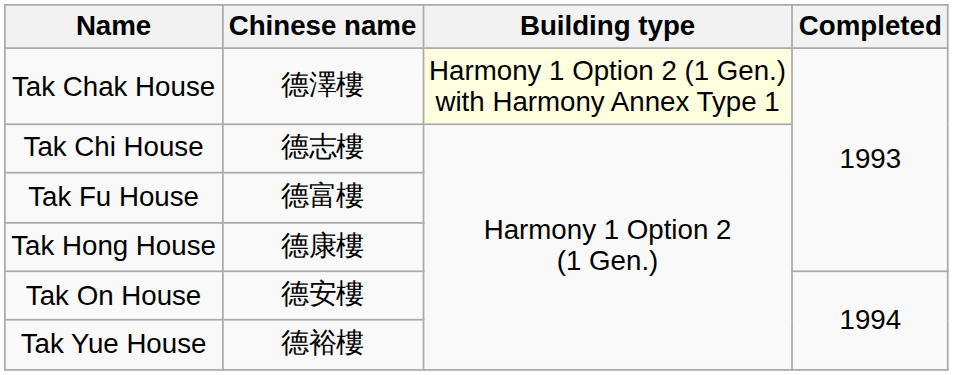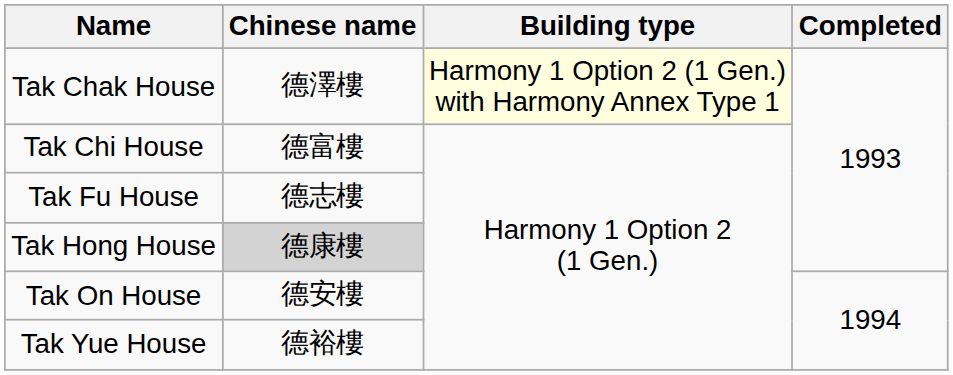(322, 147) 德志樓 -> (322, 147) 德富樓
(322, 196) 德富樓 -> (322, 196) 德志樓
(322, 245) no background -> (322, 245) lightgrey background
